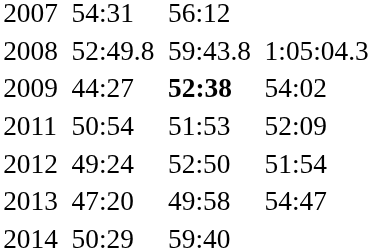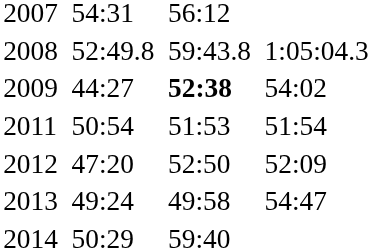(296, 126) 52:09 -> (296, 126) 51:54
(103, 163) 49:24 -> (103, 163) 47:20
(296, 163) 51:54 -> (296, 163) 52:09
(103, 201) 47:20 -> (103, 201) 49:24
